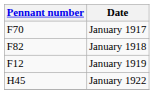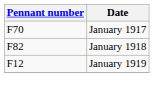- row: (118, 81)
